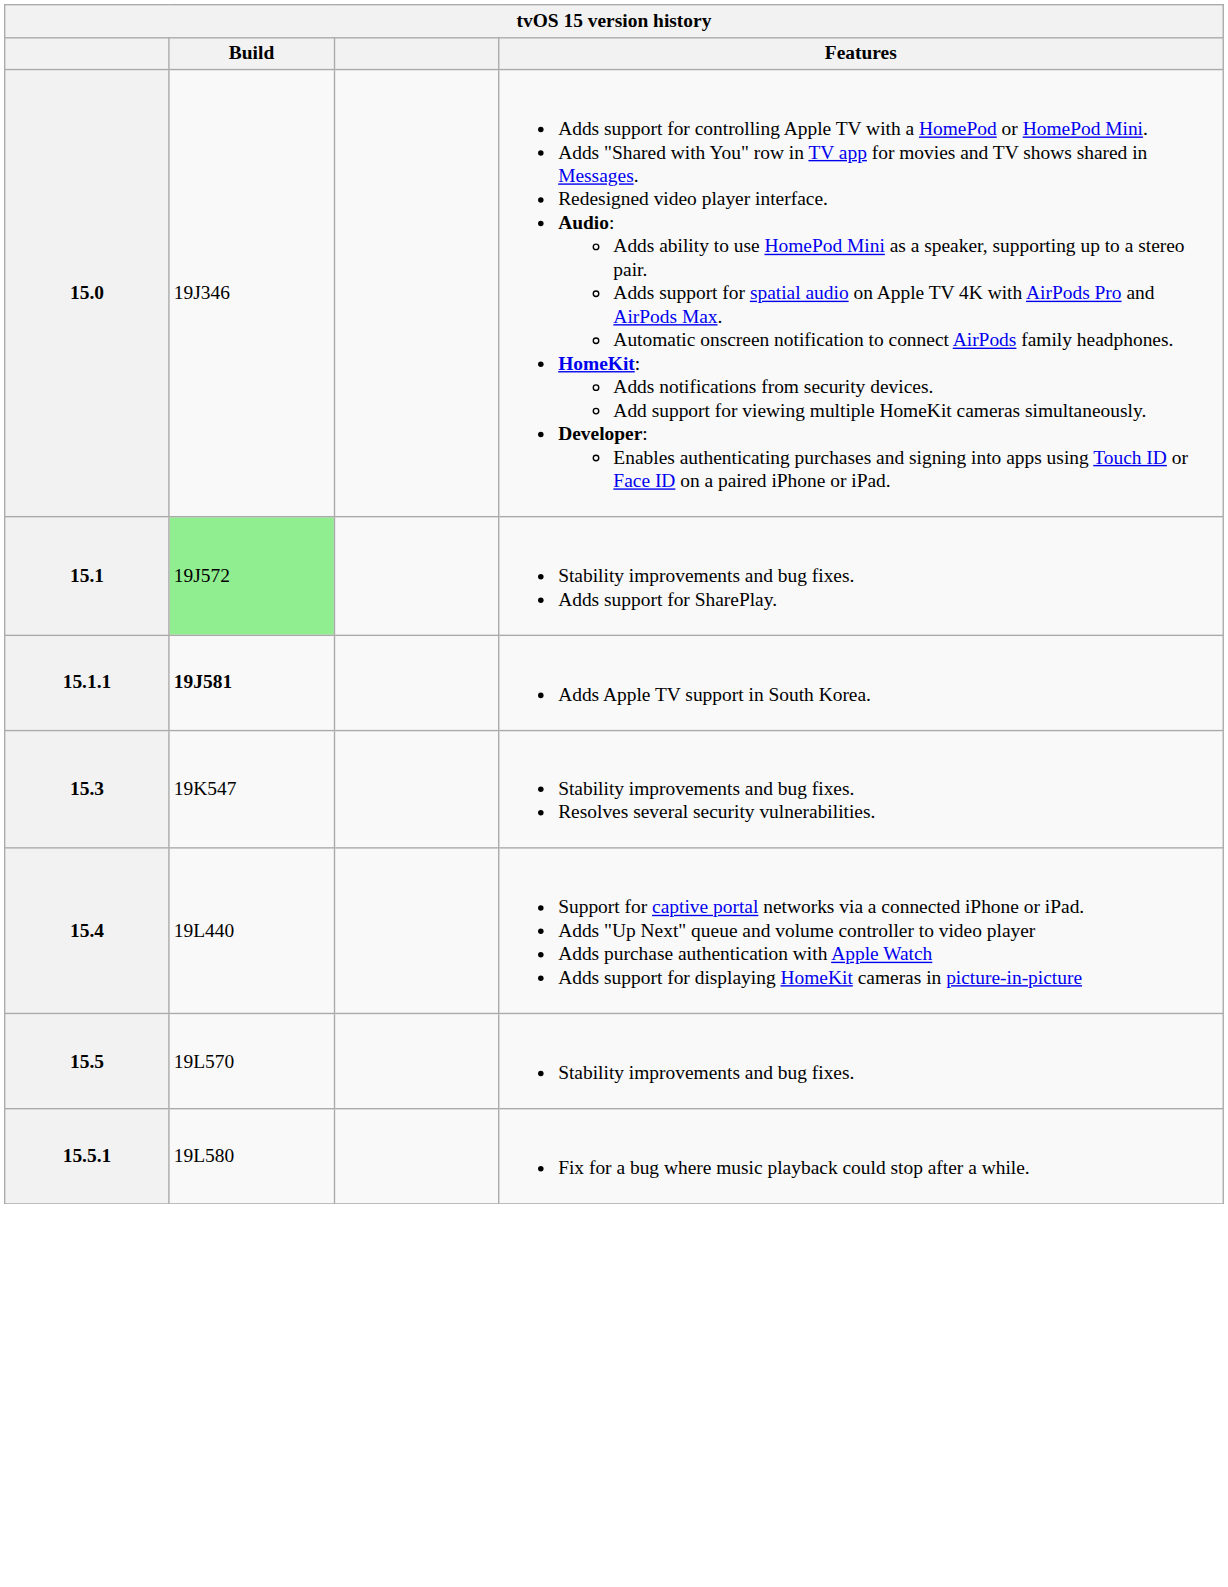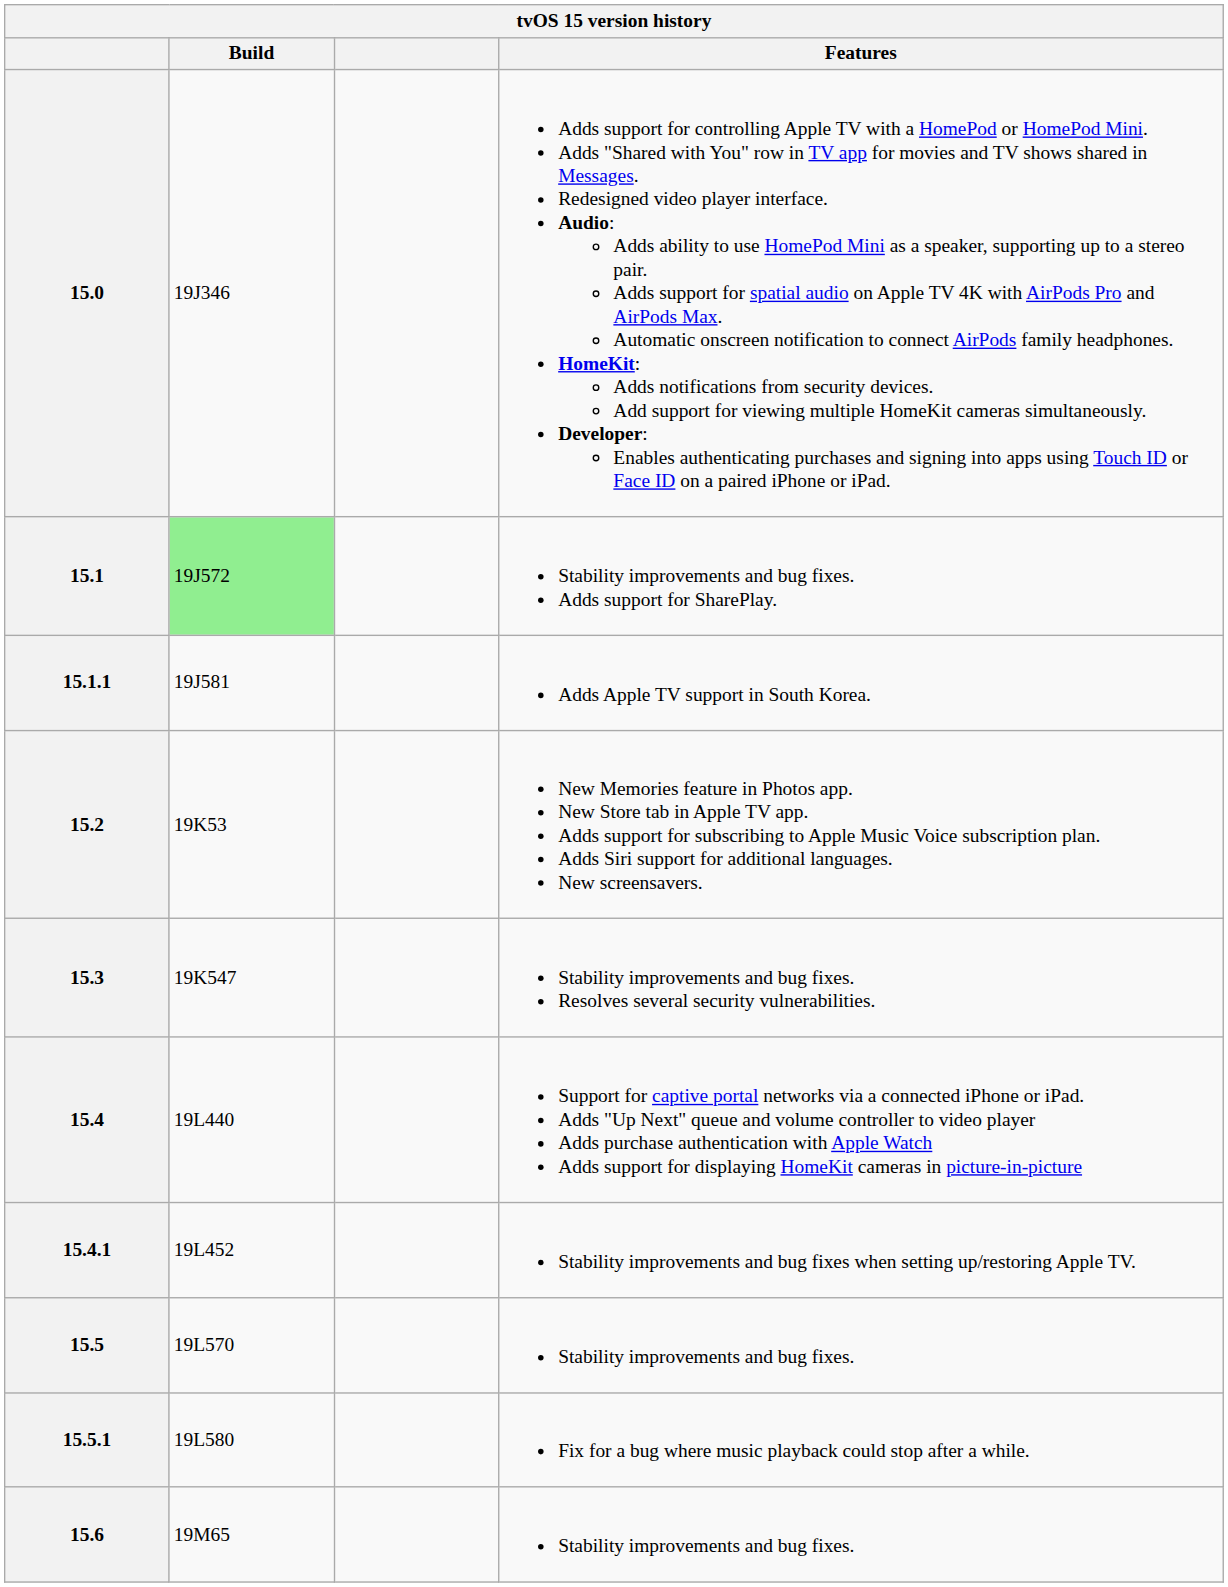(203, 682) bold -> (202, 682) normal
+ row: (87, 824)
+ row: (87, 1249)
+ row: (87, 1534)
